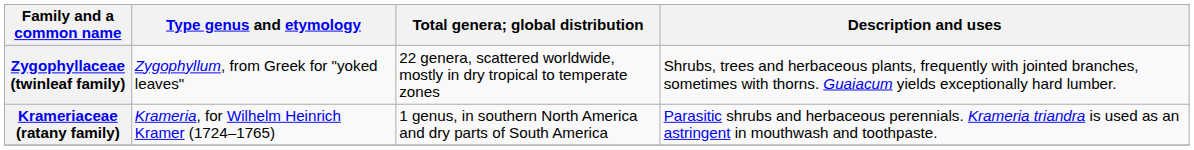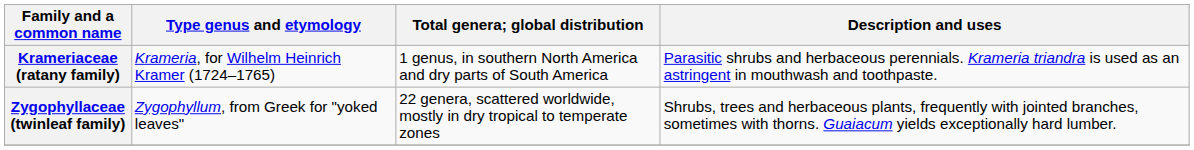rows swapped: (68, 124) <-> (68, 74)
